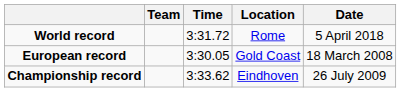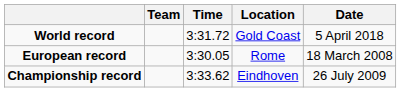(268, 35) Rome -> (268, 35) Gold Coast
(268, 55) Gold Coast -> (268, 55) Rome
